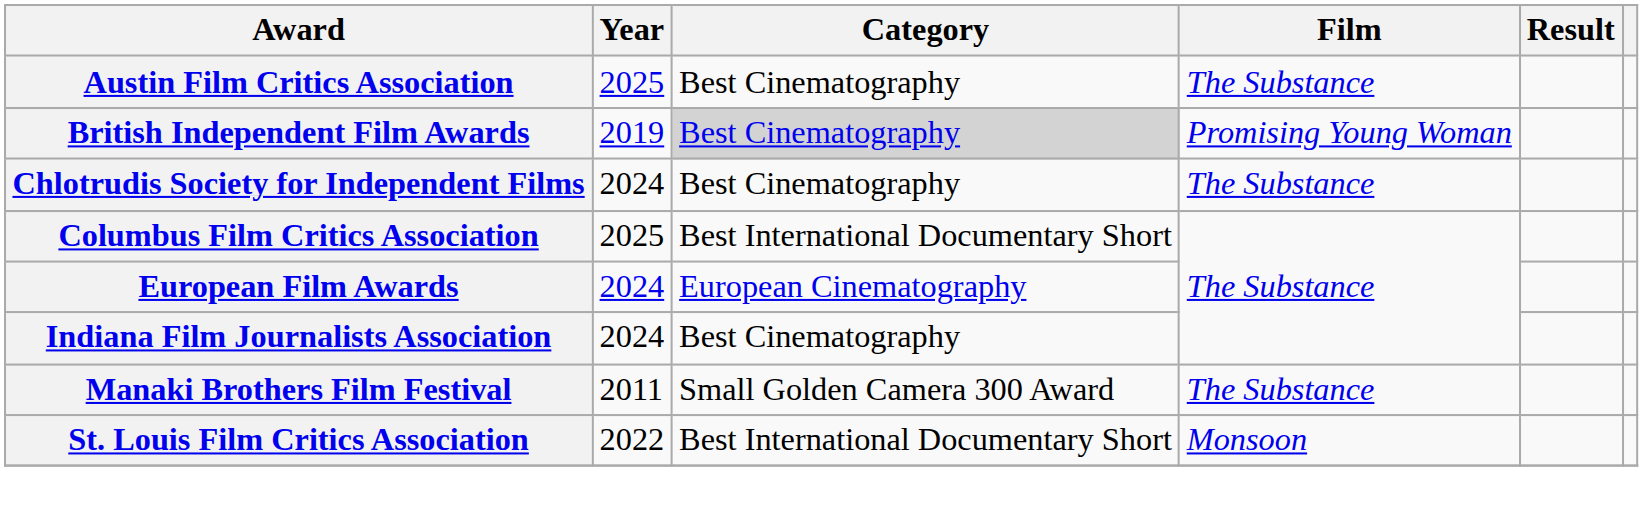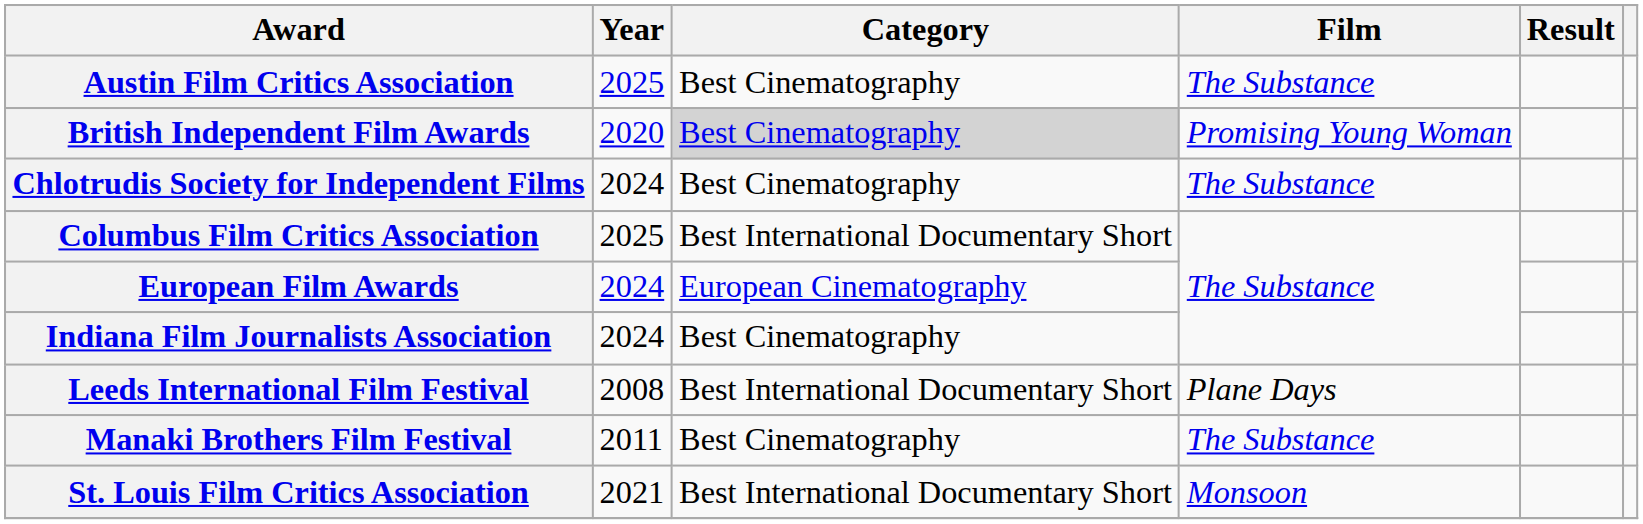(632, 132) 2019 -> (632, 132) 2020
+ row: (299, 388)
(897, 388) Small Golden Camera 300 Award -> (820, 440) Best Cinematography
(632, 440) 2022 -> (632, 491) 2021
